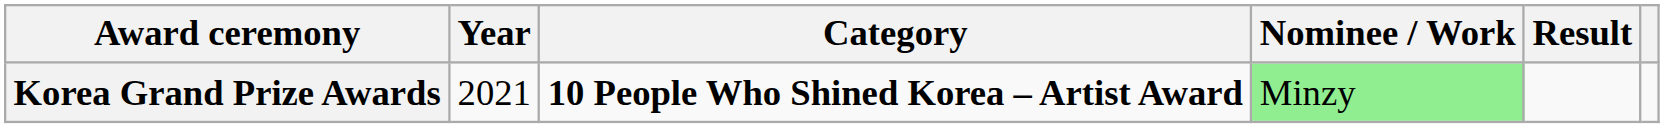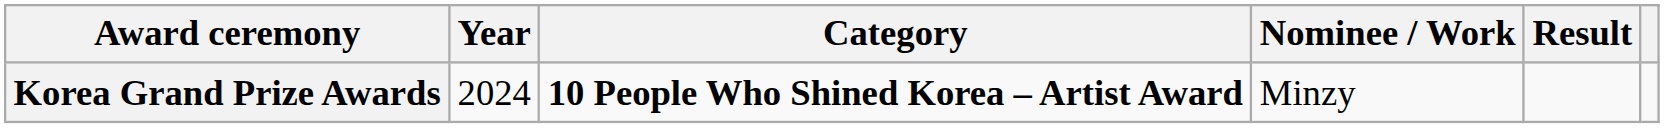(494, 91) 2021 -> (494, 91) 2024
(1308, 91) lightgreen background -> (1308, 91) no background
